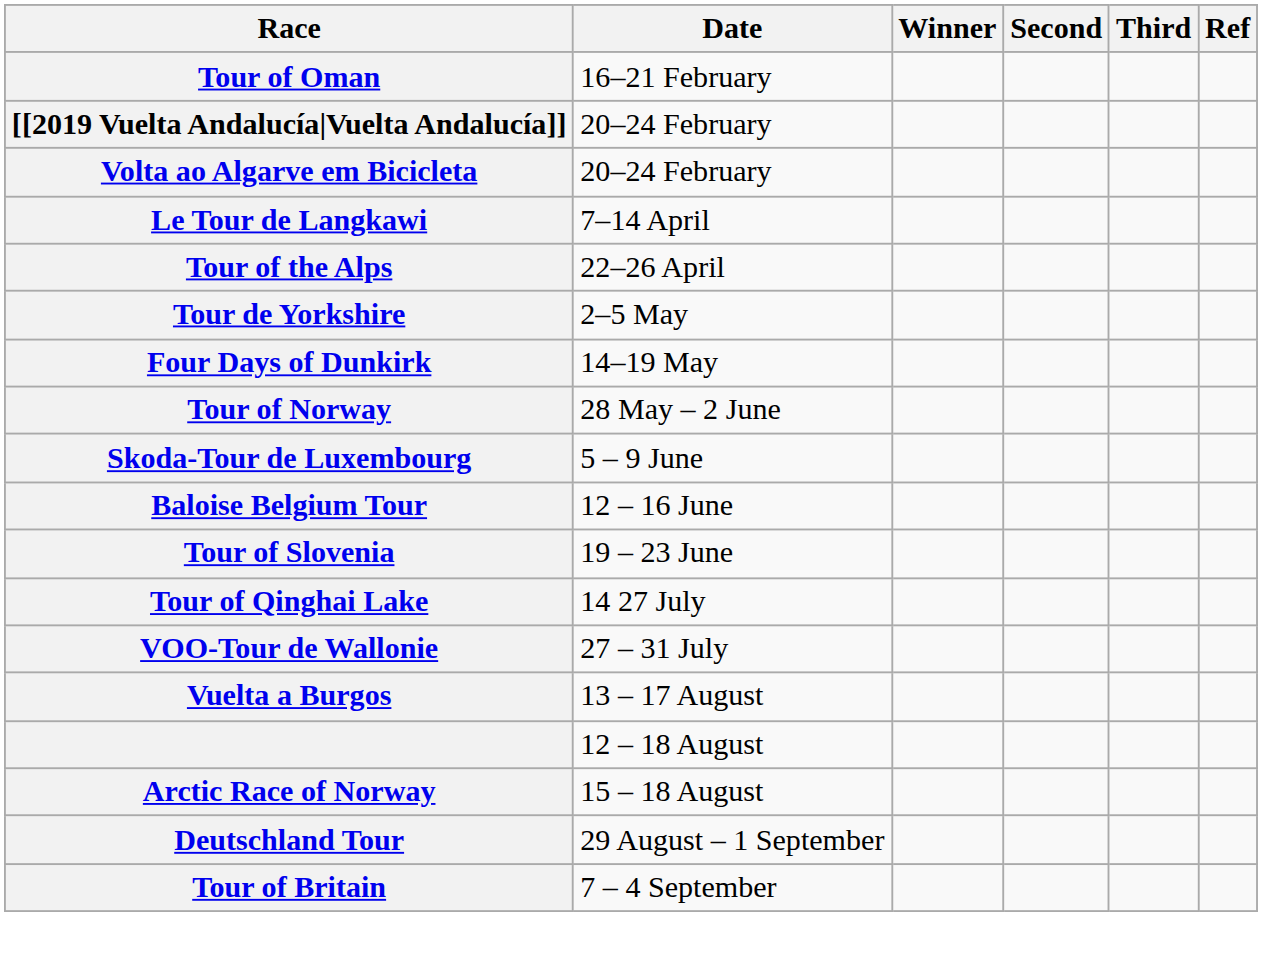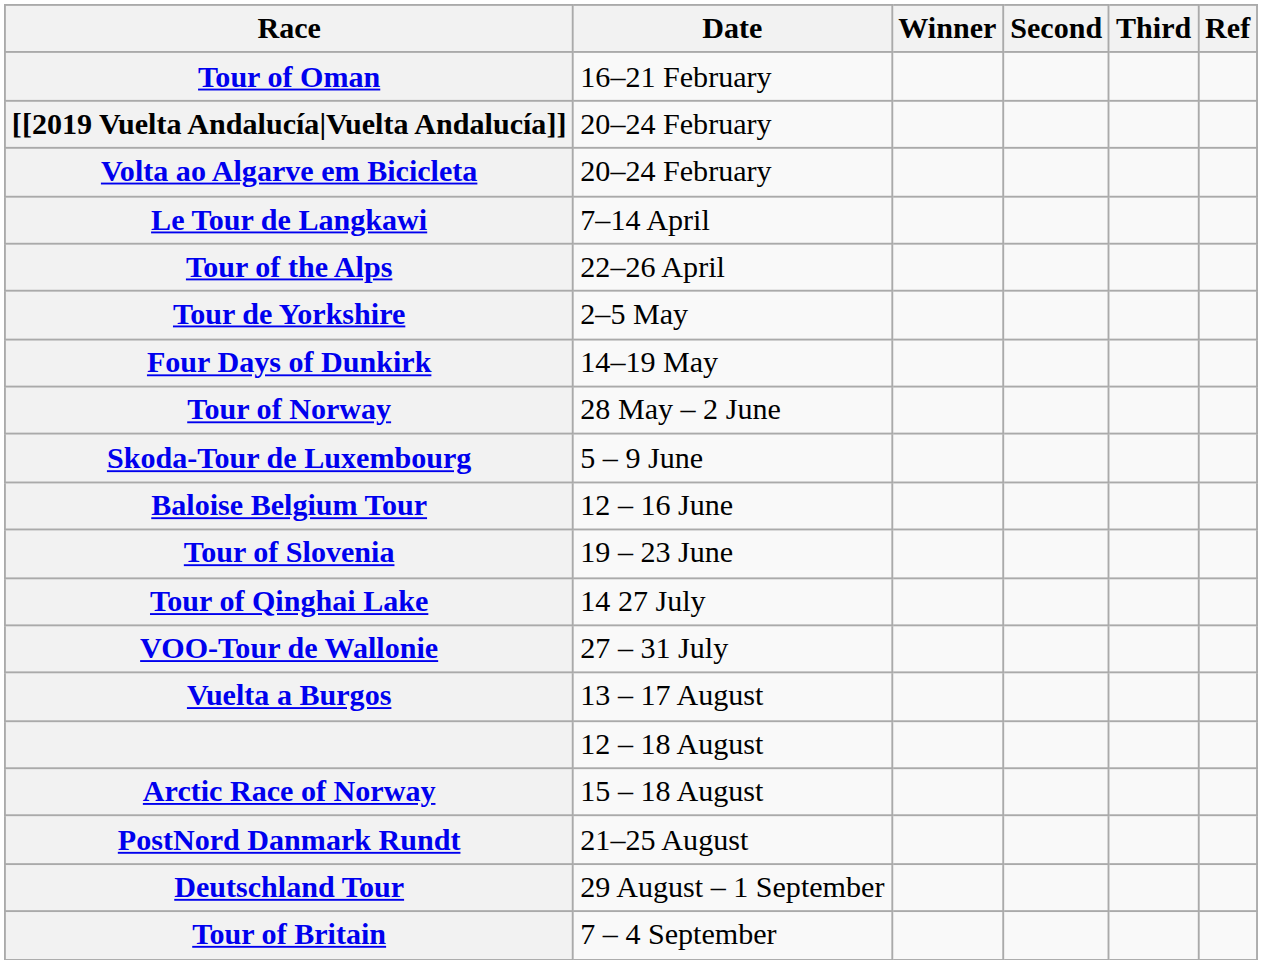+ row: (289, 839)
